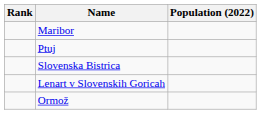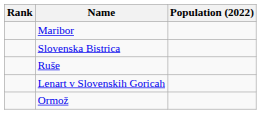- row: (47, 48)
+ row: (49, 65)
